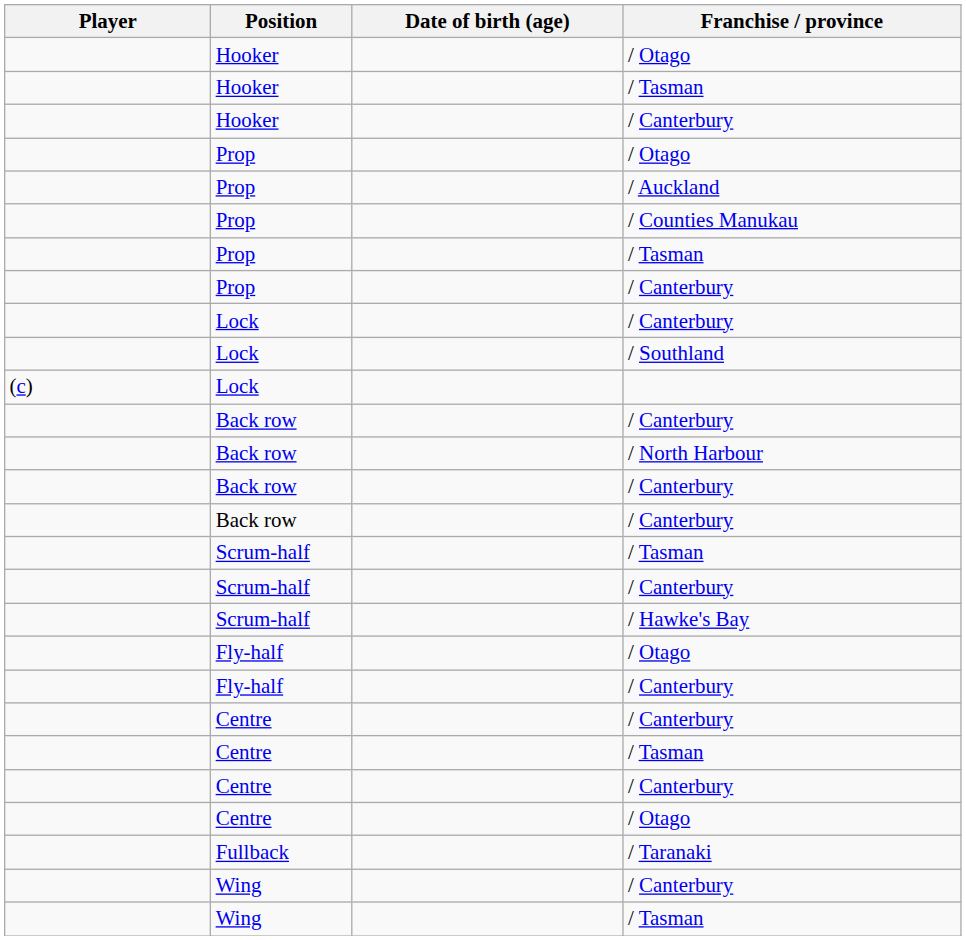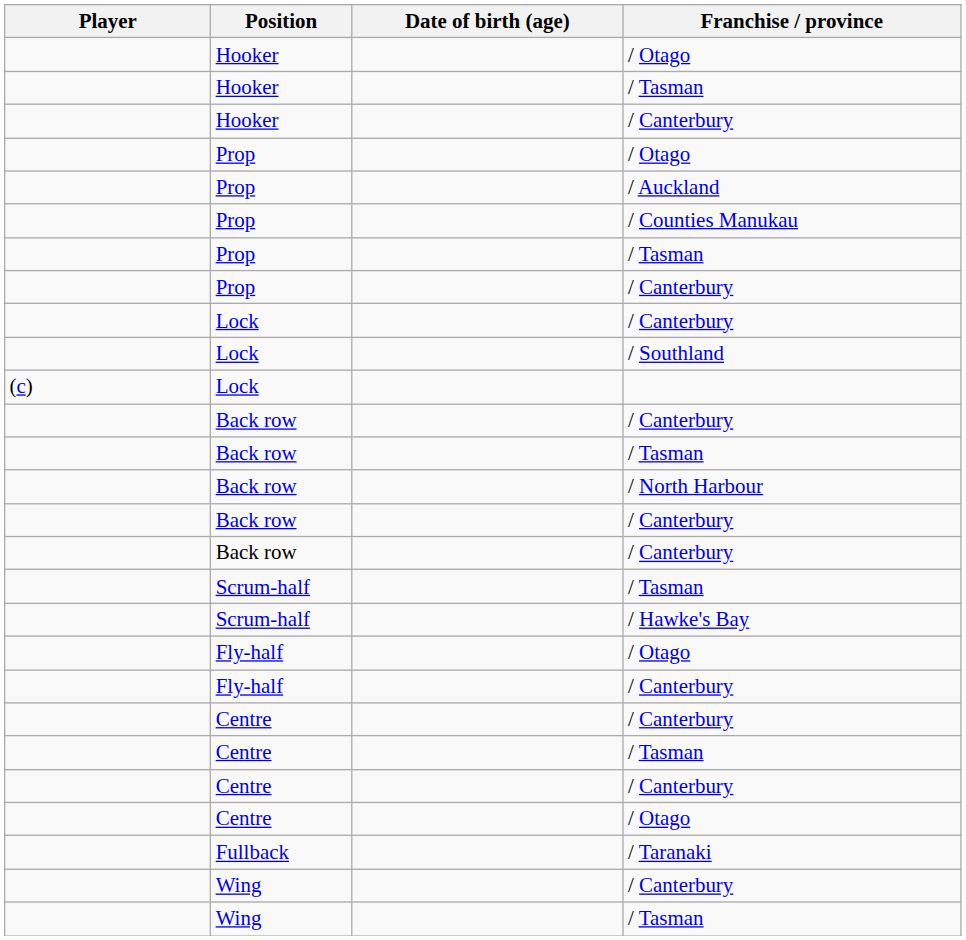+ row: (256, 453)
- row: (263, 586)
